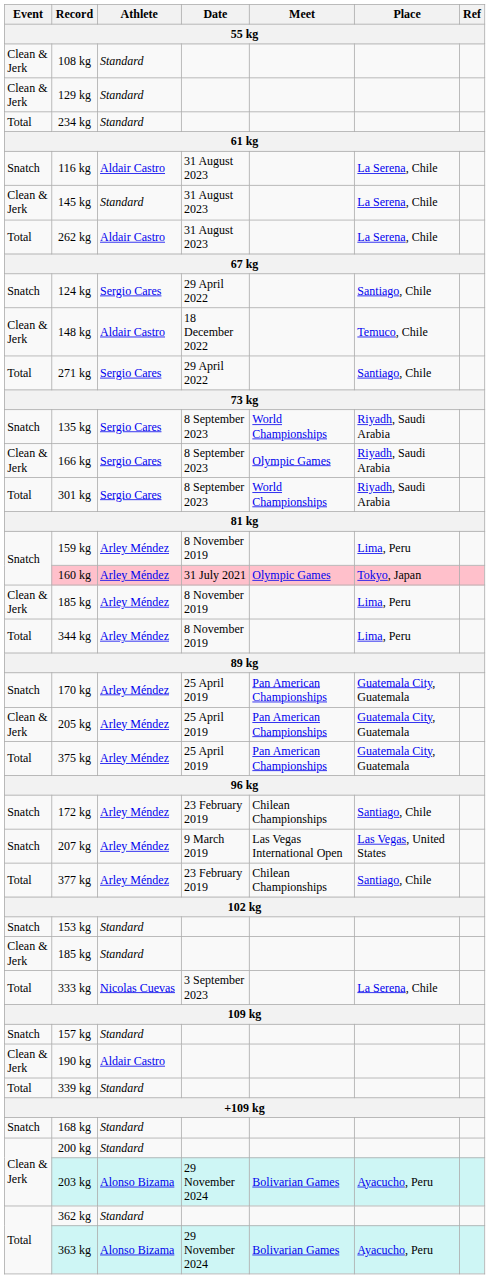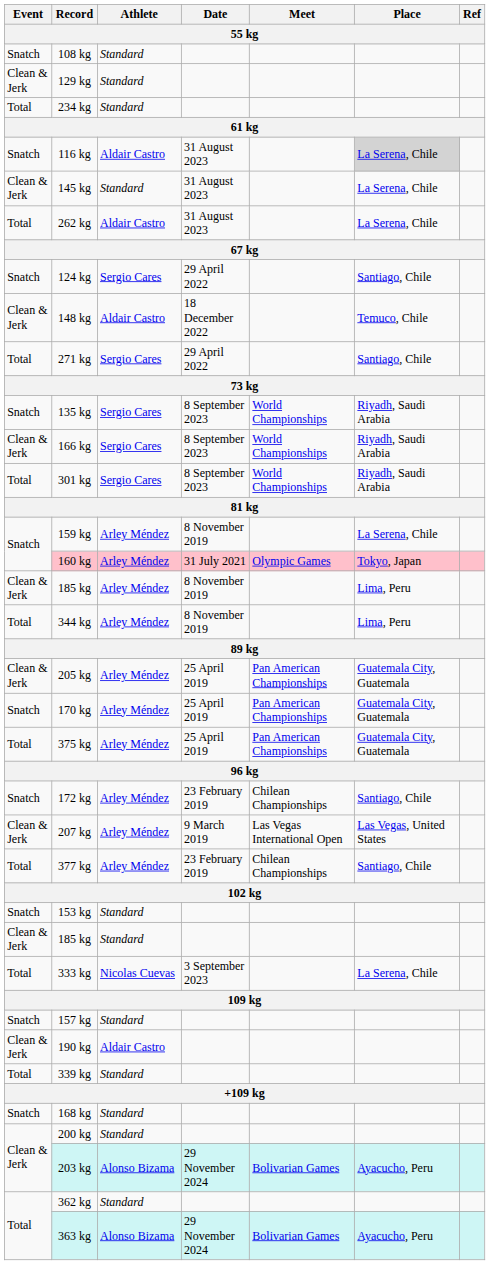(27, 61) Clean & Jerk -> (24, 54) Snatch
(398, 168) no background -> (398, 154) lightgrey background
(291, 460) Olympic Games -> (290, 446) World Championships
(384, 548) Lima, Peru -> (398, 534) La Serena, Chile
rows swapped: (74, 690) <-> (74, 724)
(24, 846) Snatch -> (27, 832) Clean & Jerk
